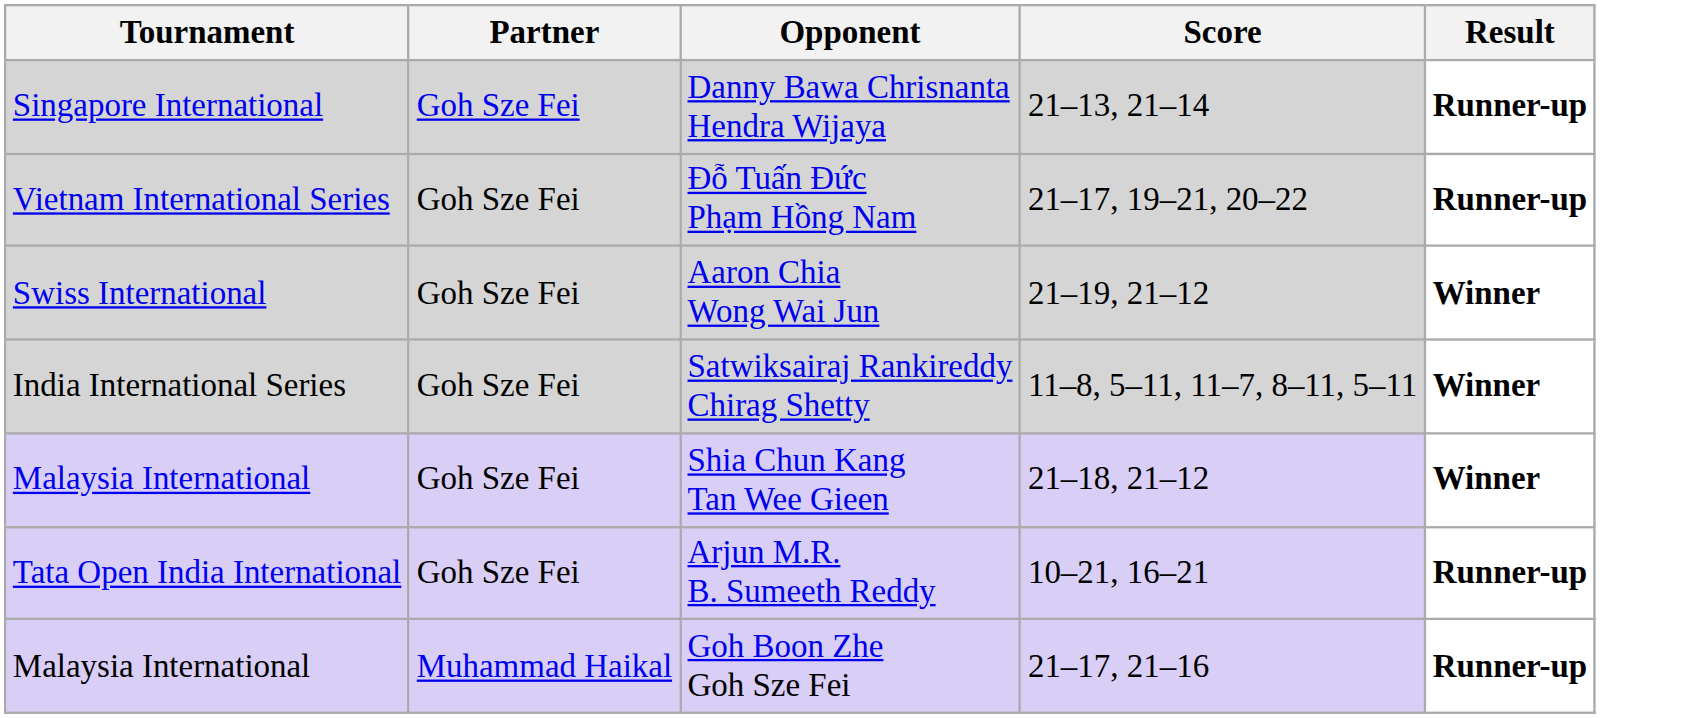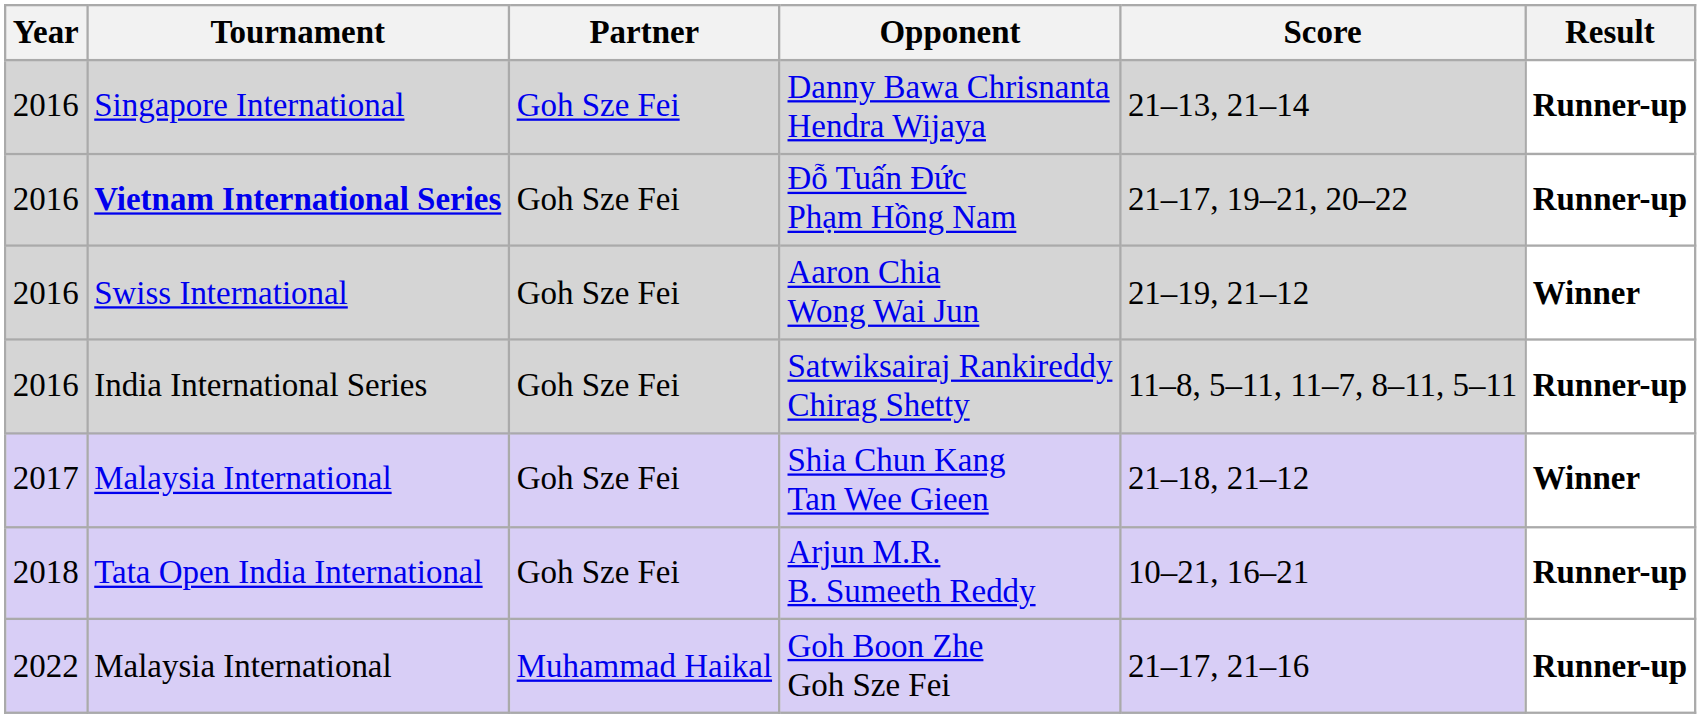+ column: (46, 32)
(201, 199) normal -> (298, 199) bold
(1486, 385) Winner -> (1610, 385) Runner-up
